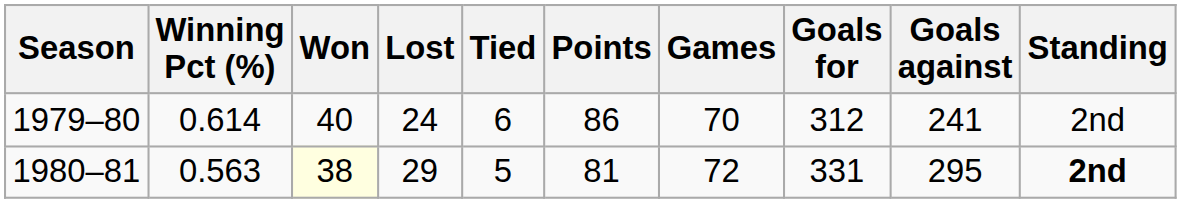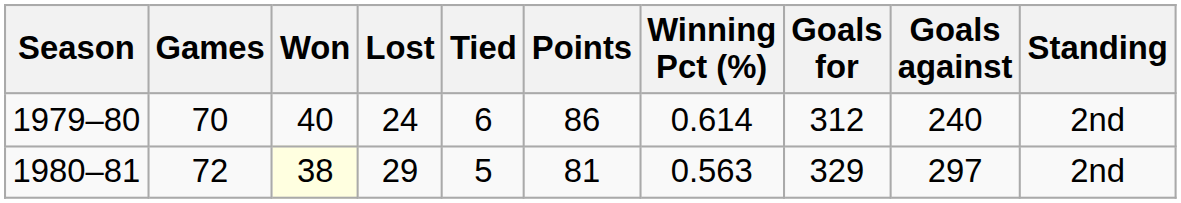columns swapped: (722, 48) <-> (220, 48)
(955, 119) 241 -> (955, 119) 240
(837, 171) 331 -> (837, 171) 329
(955, 171) 295 -> (955, 171) 297
(1098, 171) bold -> (1098, 171) normal
